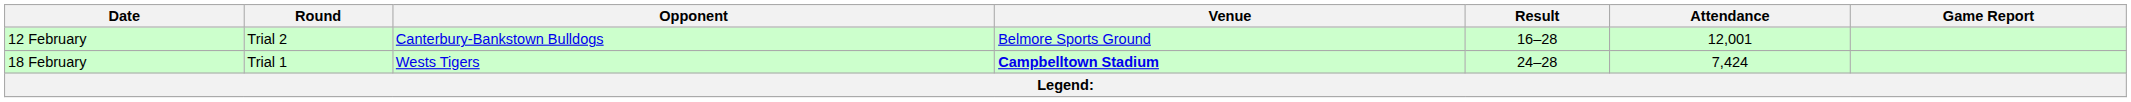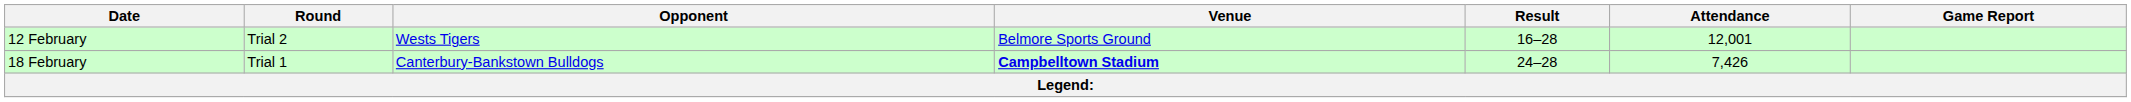(500, 39) Canterbury-Bankstown Bulldogs -> (438, 39) Wests Tigers
(438, 61) Wests Tigers -> (500, 61) Canterbury-Bankstown Bulldogs
(1730, 61) 7,424 -> (1730, 61) 7,426
